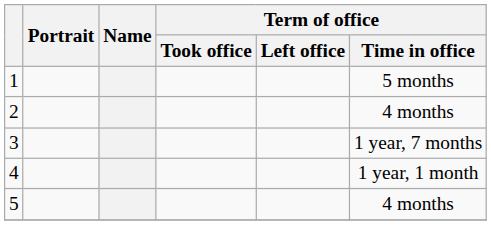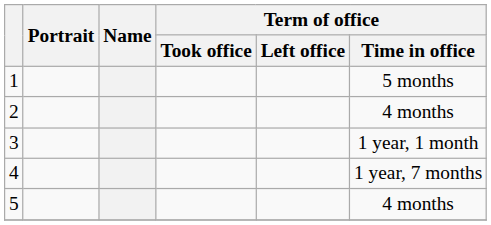(418, 142) 1 year, 7 months -> (418, 142) 1 year, 1 month
(418, 173) 1 year, 1 month -> (418, 173) 1 year, 7 months
